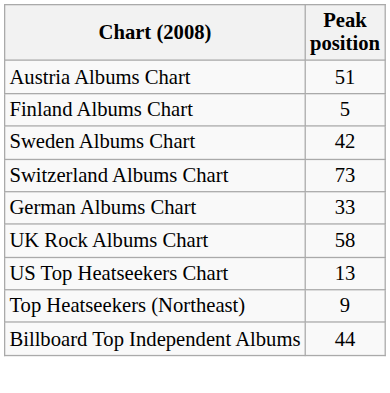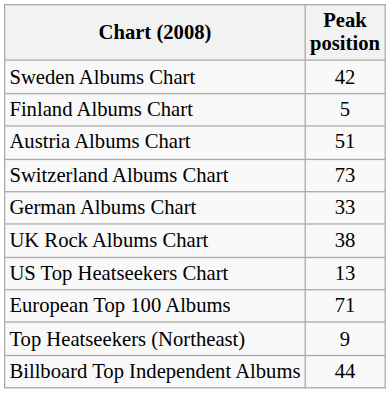rows swapped: (100, 76) <-> (102, 142)
(345, 240) 58 -> (345, 240) 38
+ row: (120, 305)
